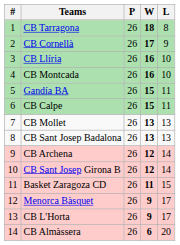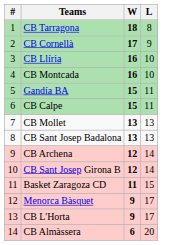- column: (132, 12)
